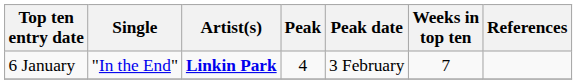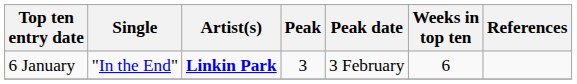(303, 65) 4 -> (303, 65) 3
(446, 65) 7 -> (446, 65) 6
